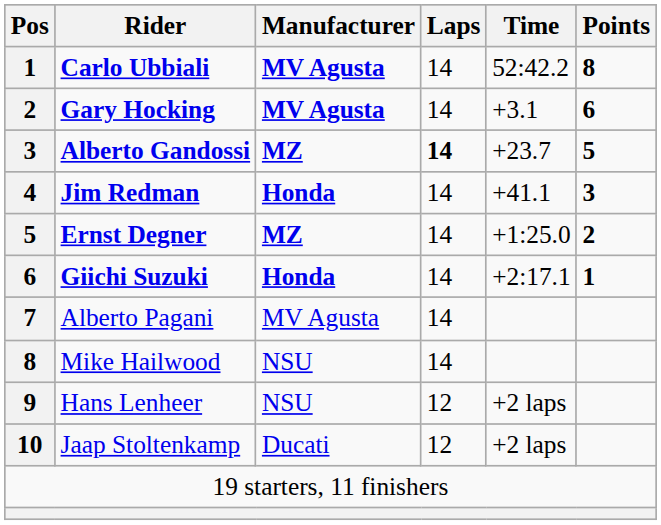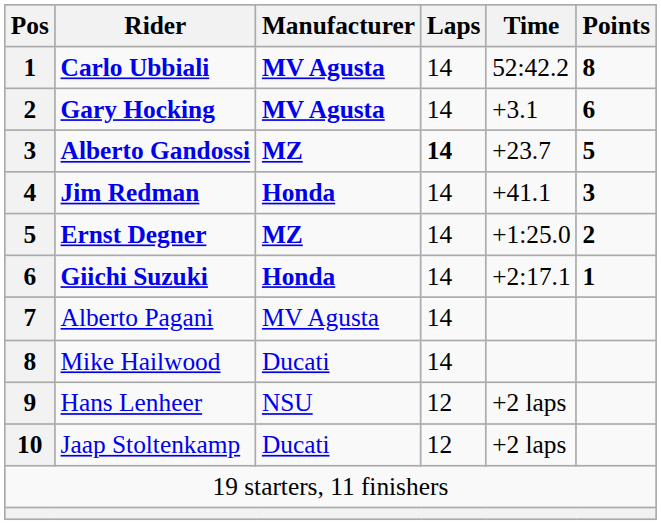(287, 360) NSU -> (296, 360) Ducati
